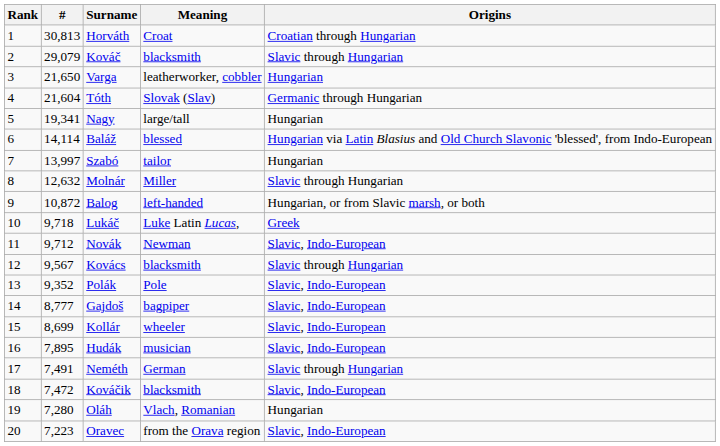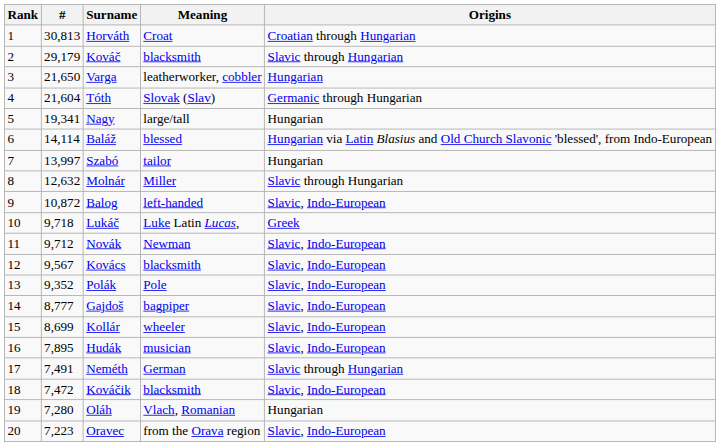(62, 56) 29,079 -> (62, 56) 29,179
(376, 202) Hungarian, or from Slavic marsh, or both -> (327, 202) Slavic, Indo-European
(335, 264) Slavic through Hungarian -> (327, 264) Slavic, Indo-European
